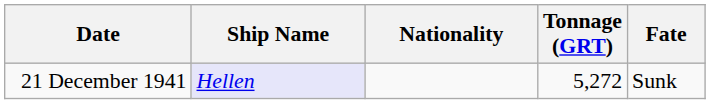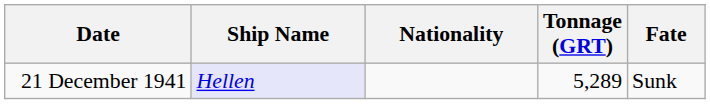(598, 80) 5,272 -> (598, 80) 5,289
